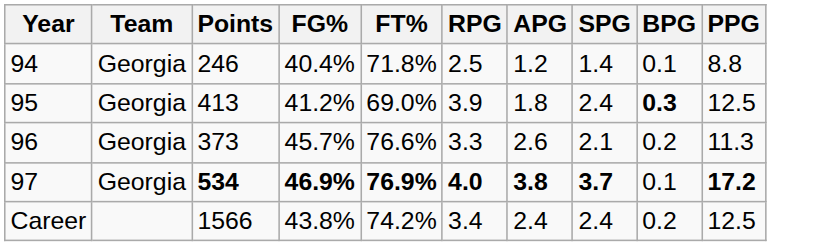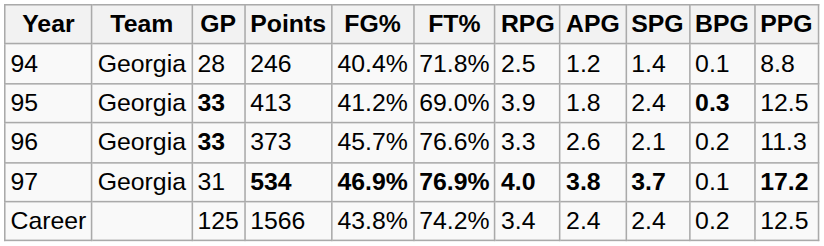+ column: (218, 24)
